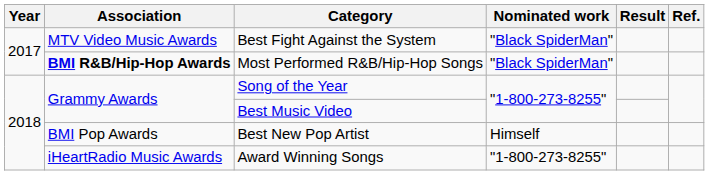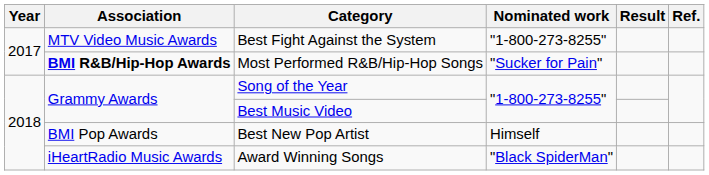(551, 39) "Black SpiderMan" -> (548, 39) "1-800-273-8255"
(551, 63) "Black SpiderMan" -> (546, 63) "Sucker for Pain"
(548, 157) "1-800-273-8255" -> (551, 157) "Black SpiderMan"
